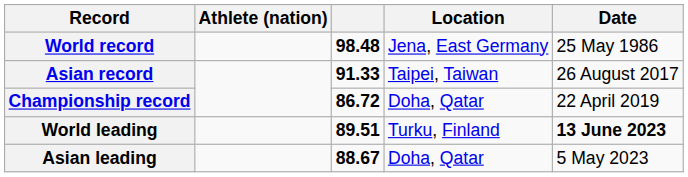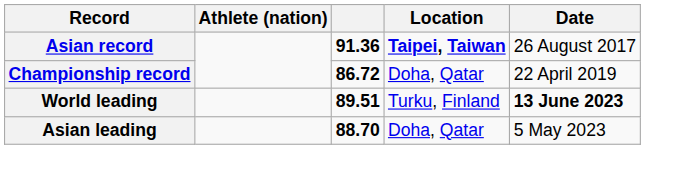- row: (100, 46)
(358, 74) 91.33 -> (358, 46) 91.36
(443, 74) normal -> (447, 46) bold
(358, 158) 88.67 -> (358, 130) 88.70
